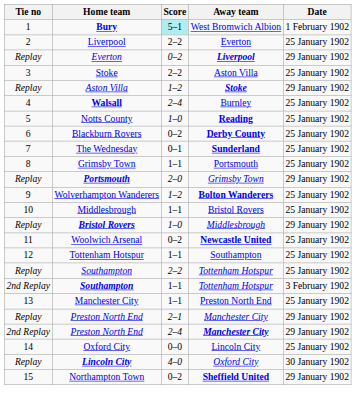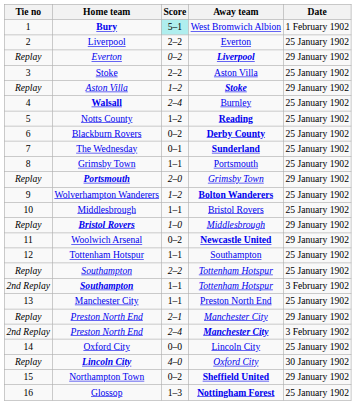(175, 118) 1–0 -> (175, 118) 1–2
(317, 240) 25 January 1902 -> (317, 240) 29 January 1902
(317, 331) 29 January 1902 -> (317, 331) 3 February 1902
+ row: (28, 392)
